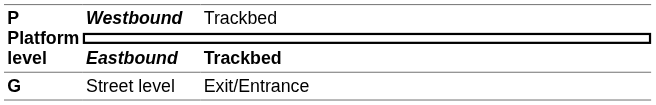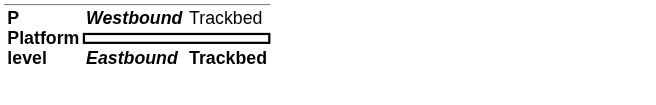- row: (130, 86)
